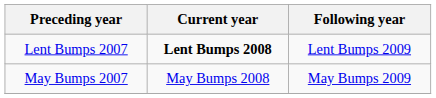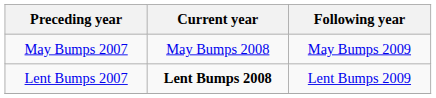rows swapped: (76, 49) <-> (76, 78)
